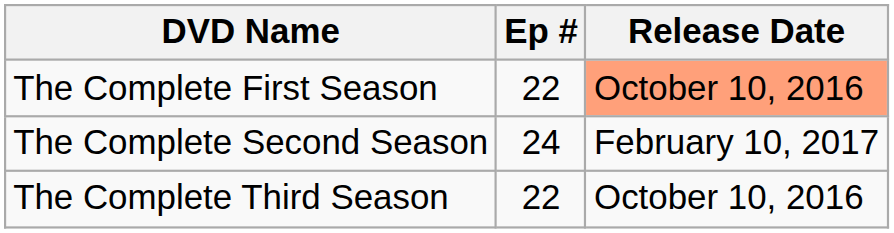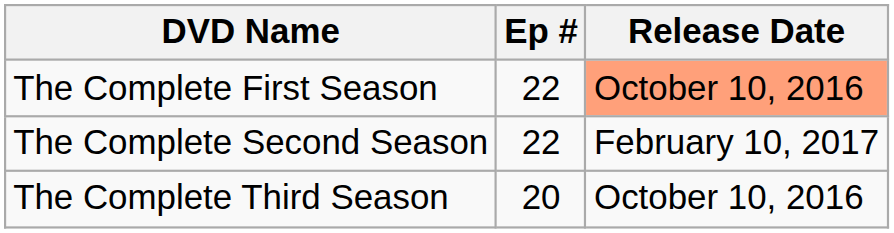(541, 142) 24 -> (541, 142) 22
(541, 198) 22 -> (541, 198) 20
